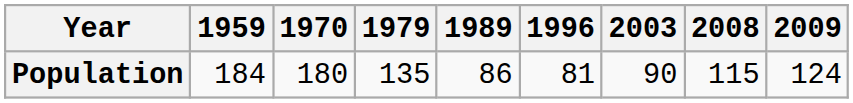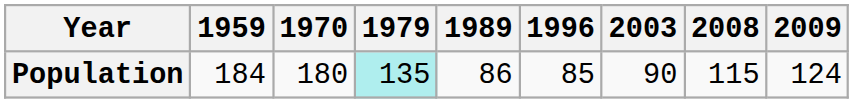(405, 75) no background -> (405, 75) paleturquoise background
(578, 75) 81 -> (578, 75) 85
